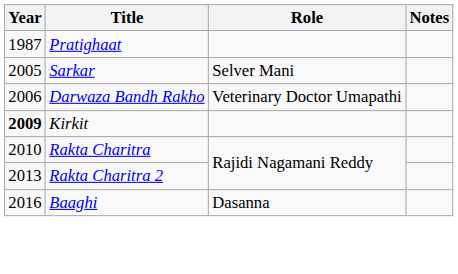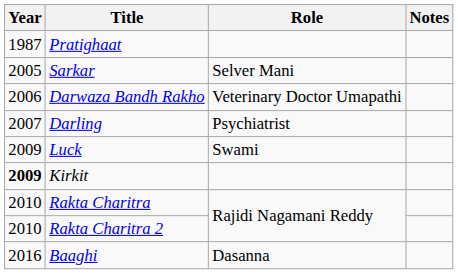+ row: (76, 123)
+ row: (65, 149)
(25, 176) 2013 -> (25, 228) 2010
